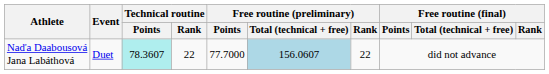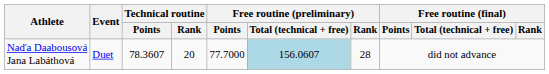(147, 54) paleturquoise background -> (147, 54) no background
(189, 54) 22 -> (189, 54) 20
(365, 54) 22 -> (365, 54) 28
